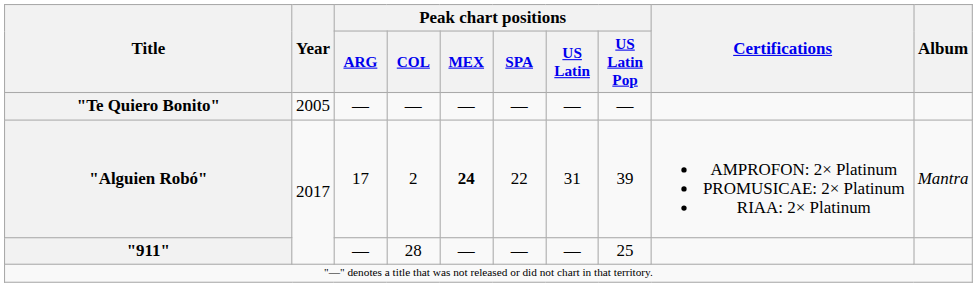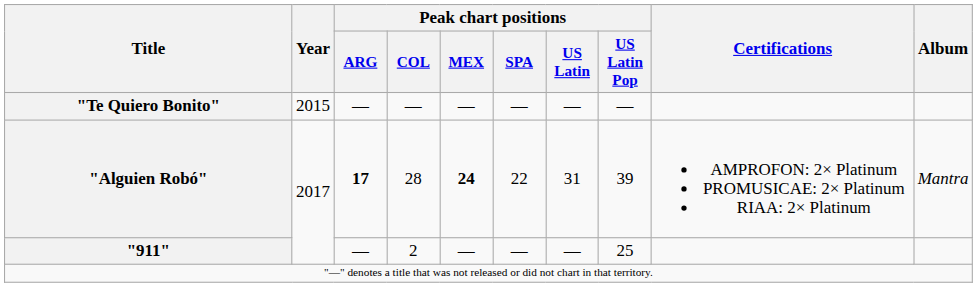(313, 106) 2005 -> (313, 106) 2015
(360, 178) normal -> (360, 178) bold
(413, 178) 2 -> (413, 178) 28
(413, 251) 28 -> (413, 251) 2
